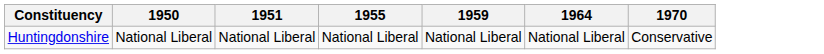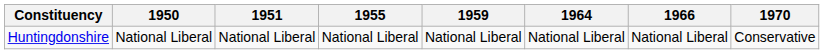+ column: (680, 15)
